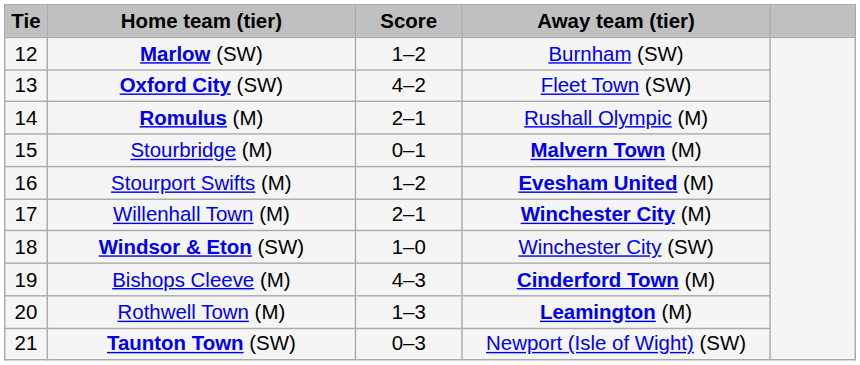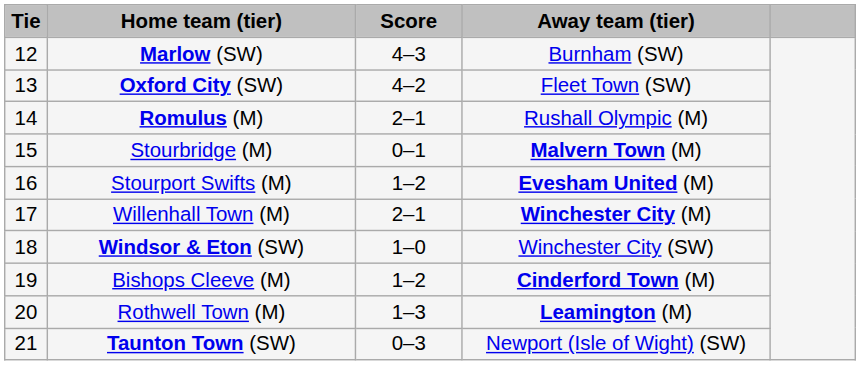(409, 54) 1–2 -> (409, 54) 4–3
(409, 280) 4–3 -> (409, 280) 1–2
